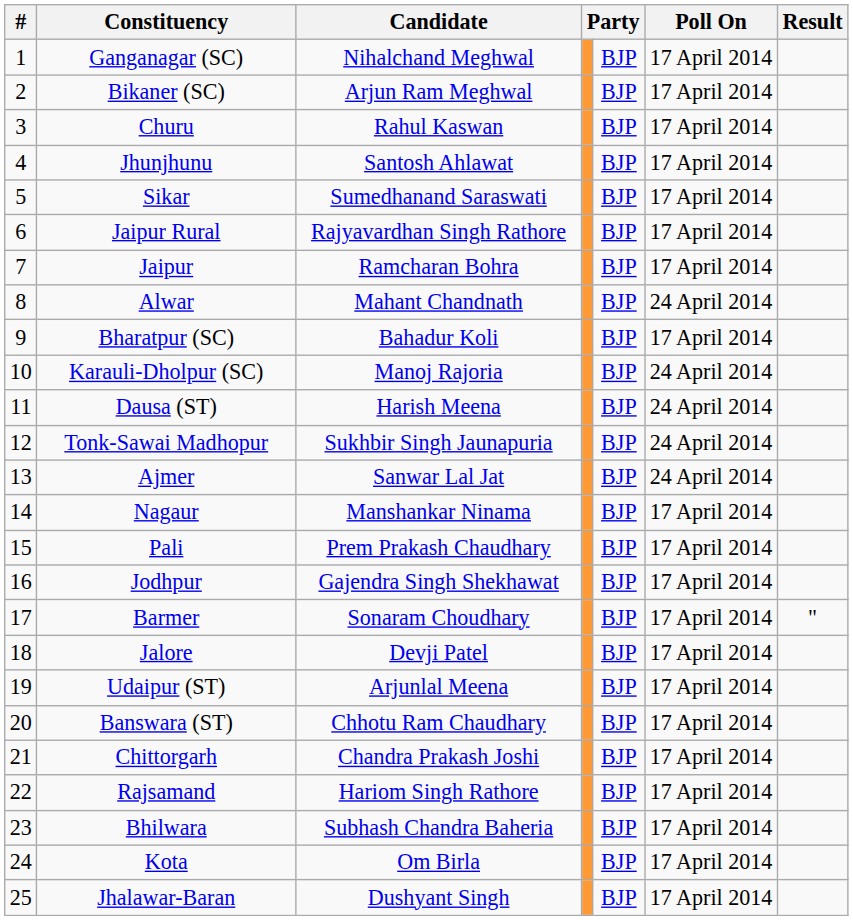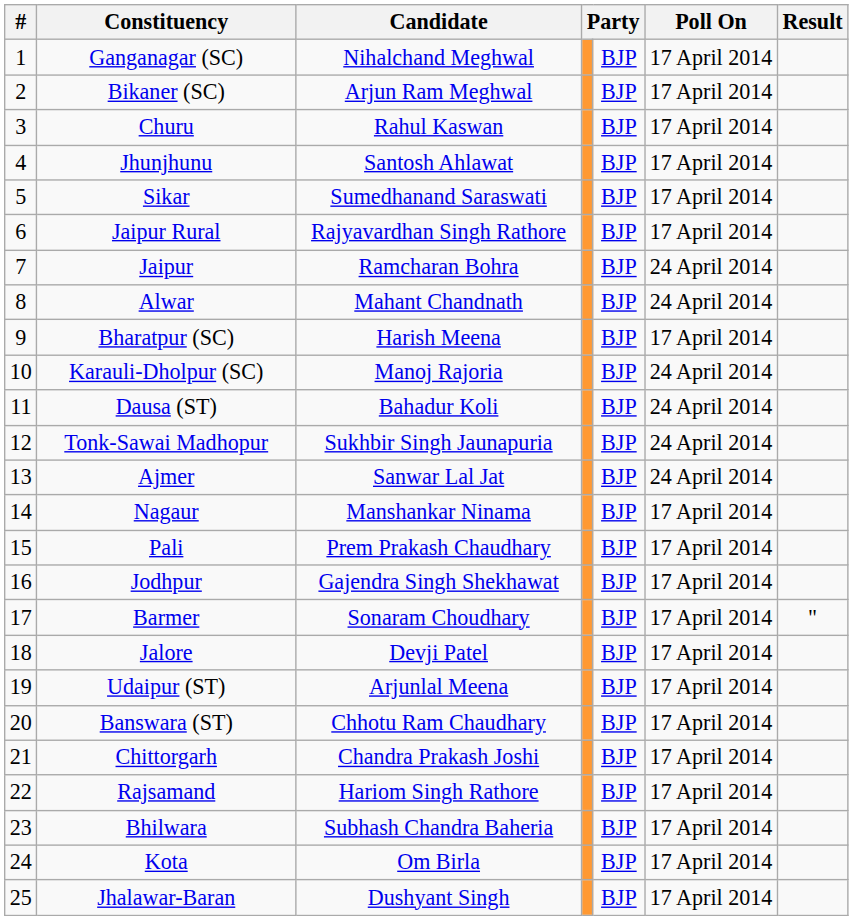(711, 267) 17 April 2014 -> (711, 267) 24 April 2014
(439, 337) Bahadur Koli -> (439, 337) Harish Meena
(439, 407) Harish Meena -> (439, 407) Bahadur Koli
